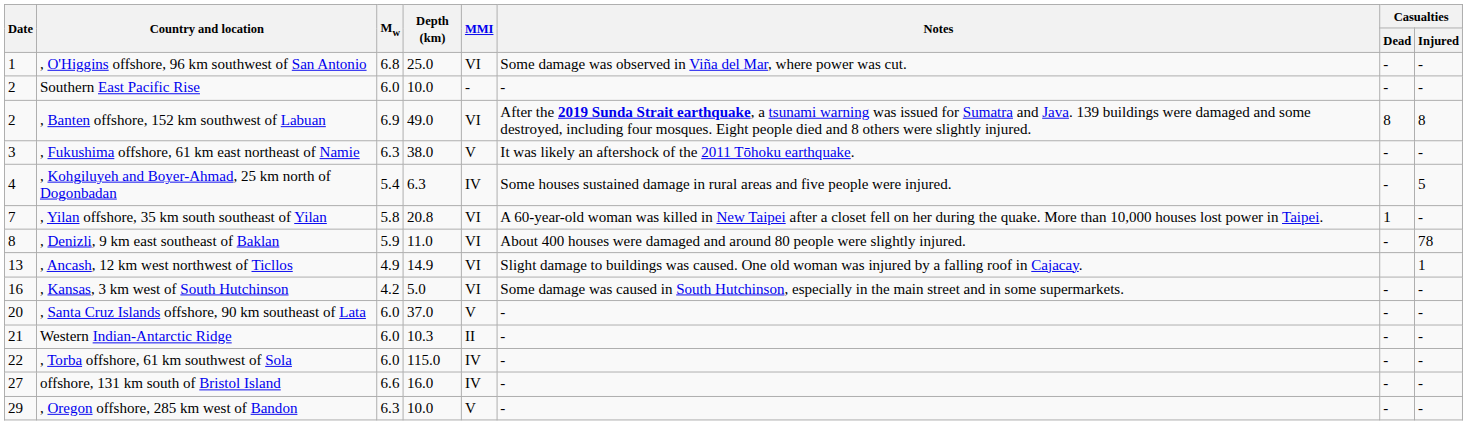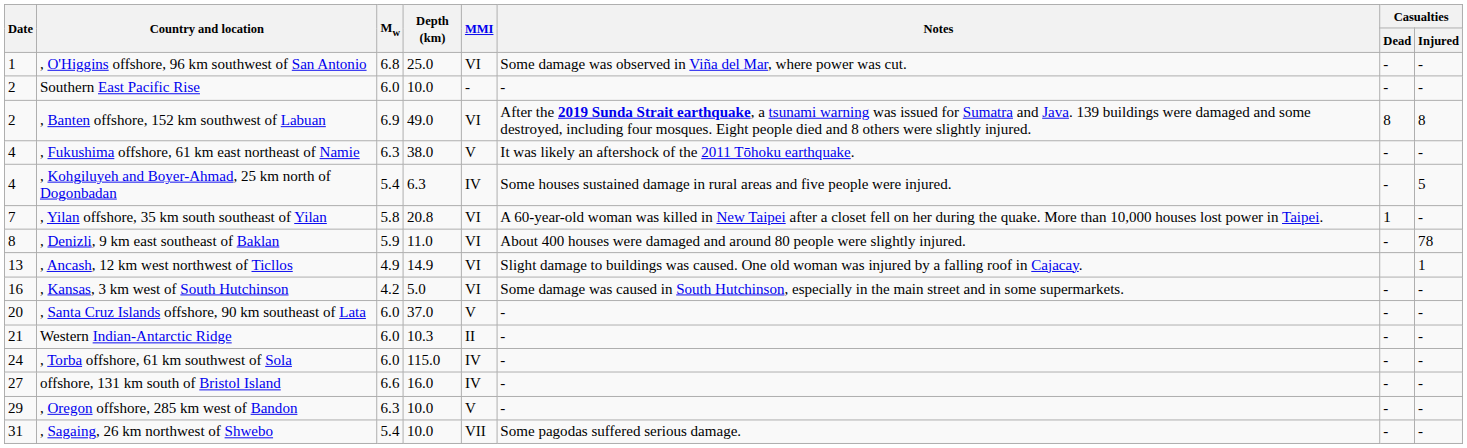(12, 152) 3 -> (12, 152) 4
(15, 360) 22 -> (15, 360) 24
+ row: (157, 431)
